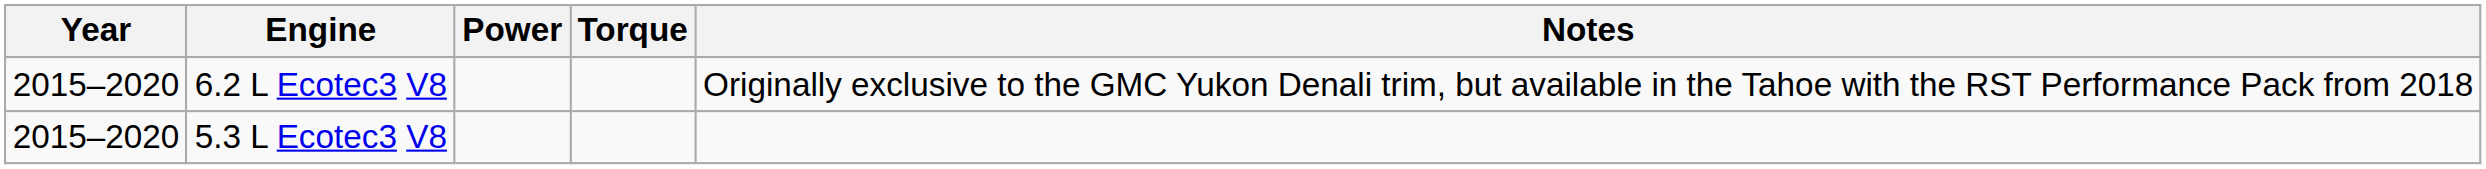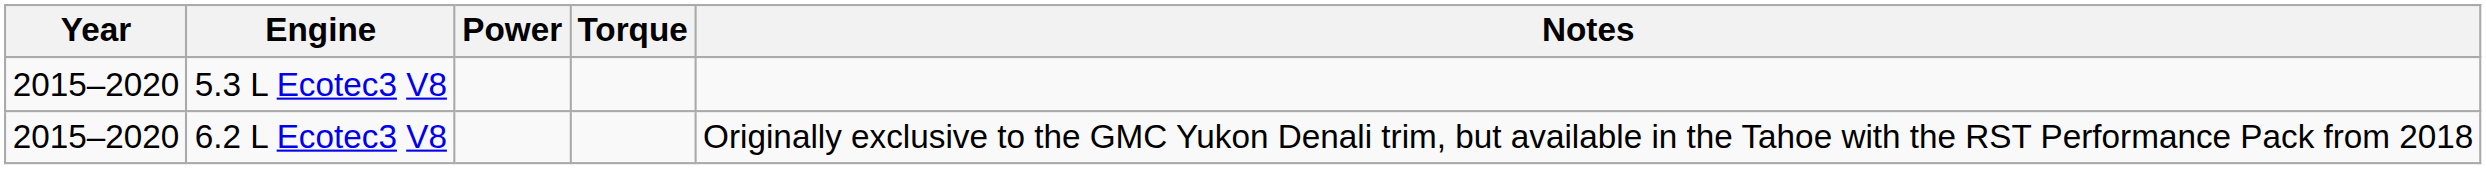rows swapped: (321, 136) <-> (321, 83)
